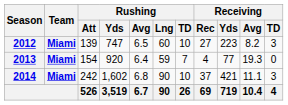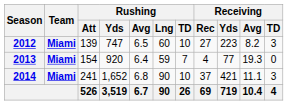(89, 76) 242 -> (89, 76) 241
(114, 76) 1,602 -> (114, 76) 1,652
